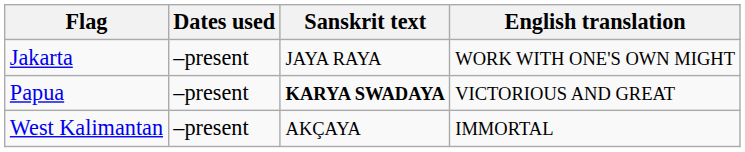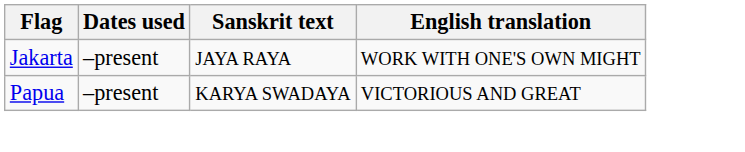(365, 92) bold -> (273, 94) normal
- row: (86, 127)
